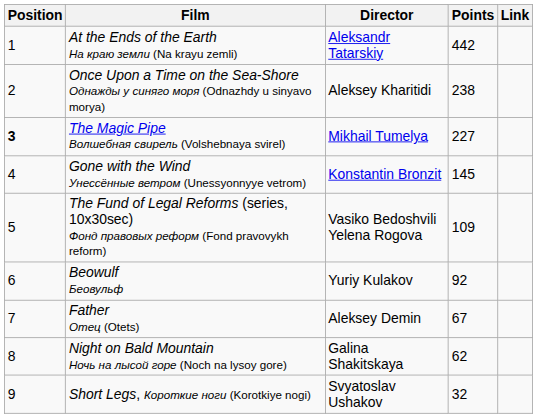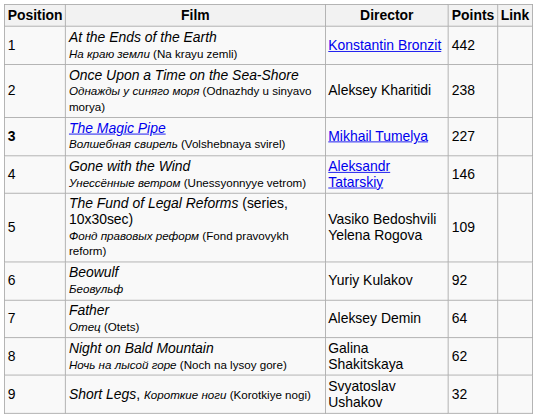(359, 45) Aleksandr Tatarskiy -> (385, 45) Konstantin Bronzit
(385, 174) Konstantin Bronzit -> (359, 174) Aleksandr Tatarskiy
(463, 174) 145 -> (463, 174) 146
(459, 318) 67 -> (459, 318) 64
